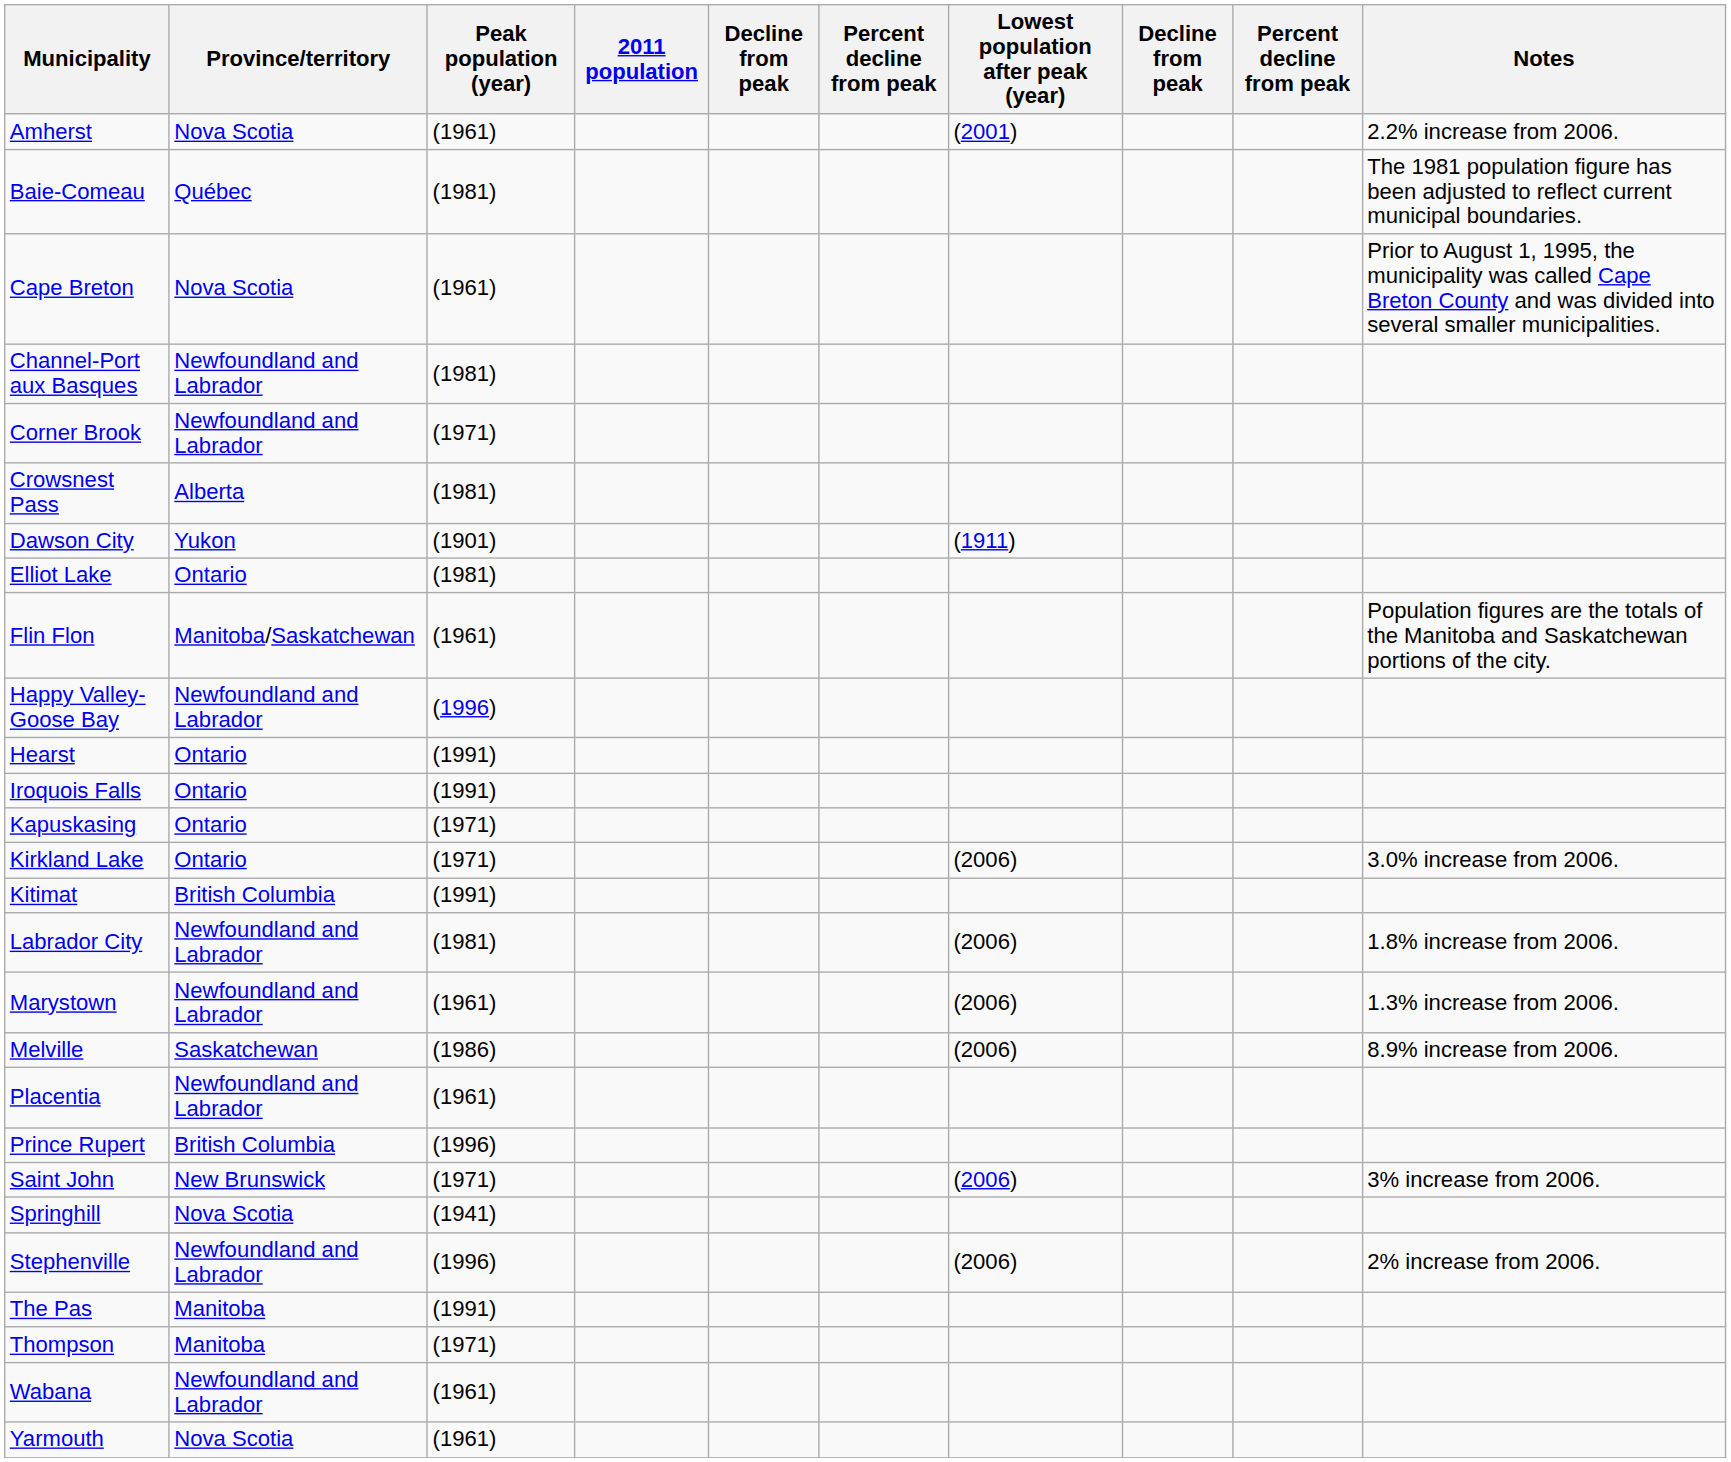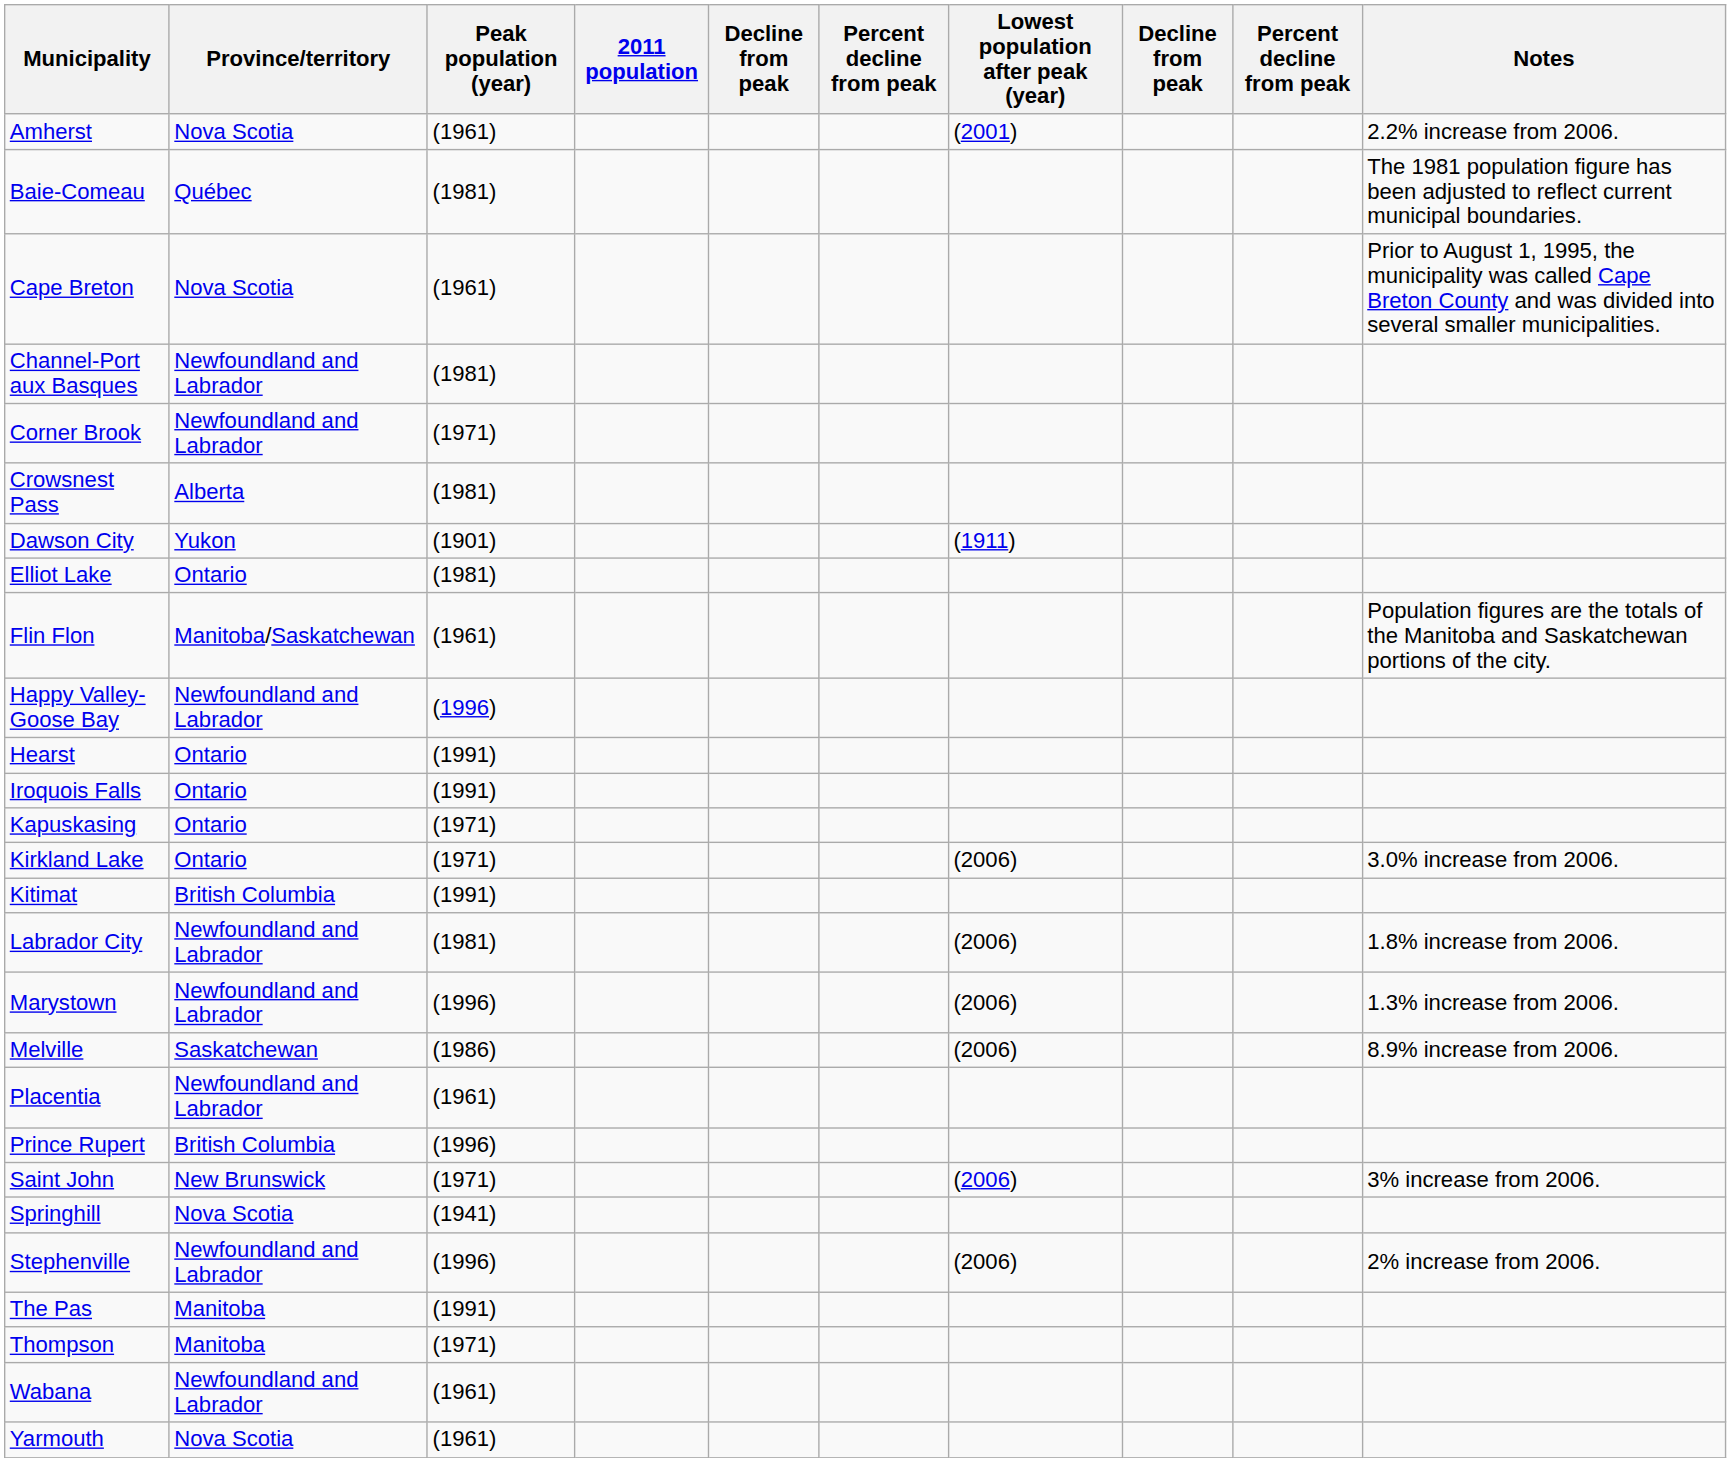(464, 1002) (1961) -> (464, 1002) (1996)
